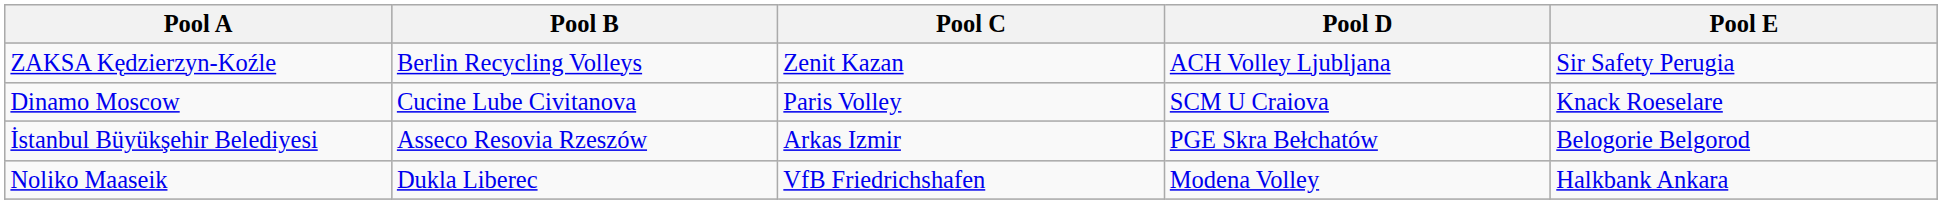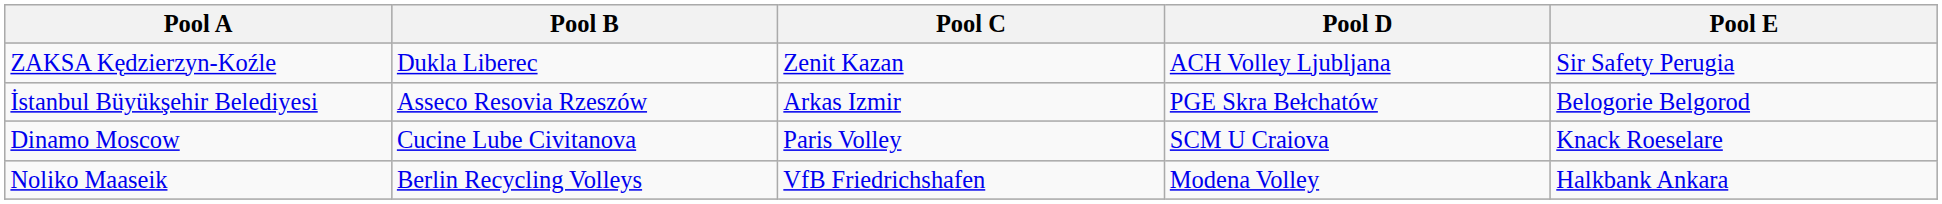(519, 62) Berlin Recycling Volleys -> (467, 62) Dukla Liberec
rows swapped: (95, 101) <-> (164, 140)
(467, 179) Dukla Liberec -> (519, 179) Berlin Recycling Volleys
